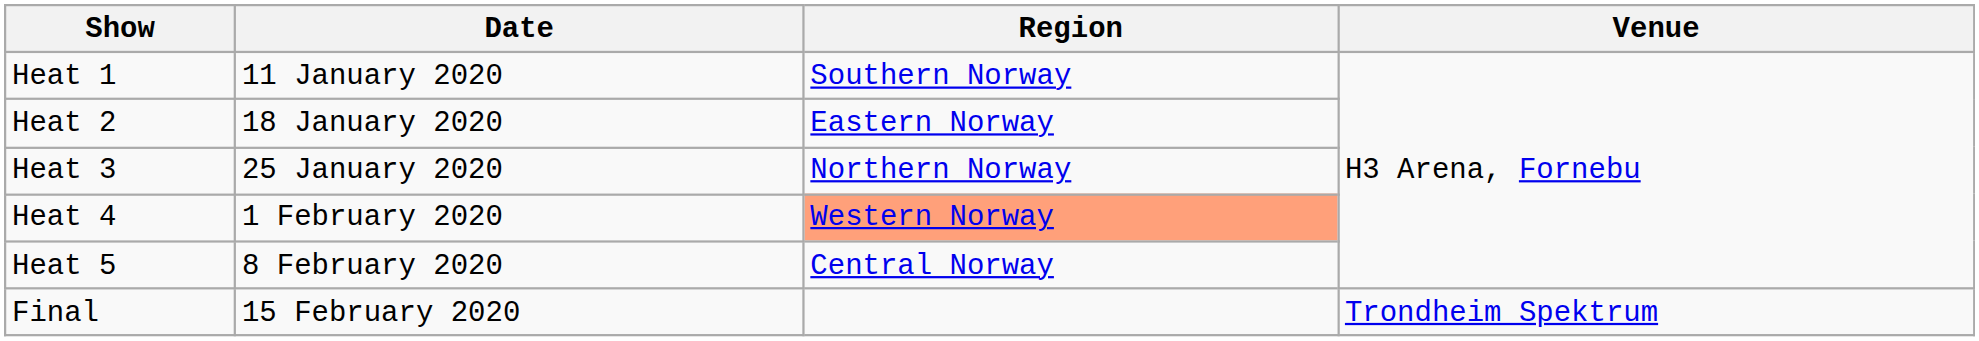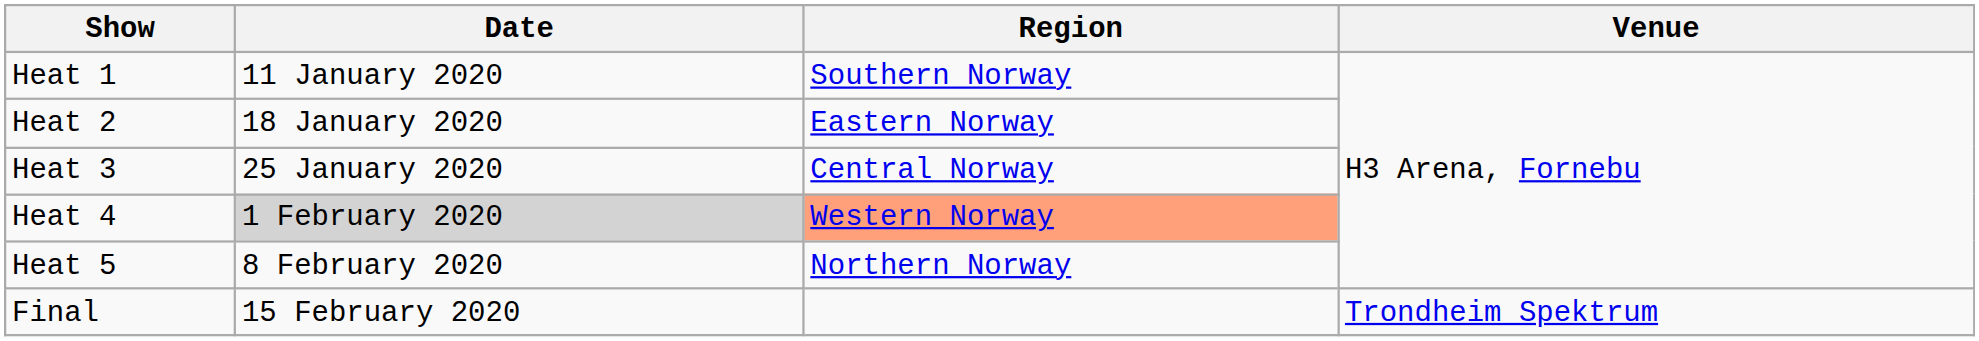(941, 170) Northern Norway -> (932, 170) Central Norway
(372, 218) no background -> (372, 218) lightgrey background
(932, 265) Central Norway -> (941, 265) Northern Norway
